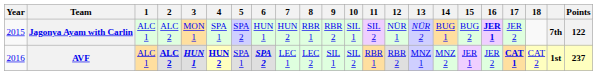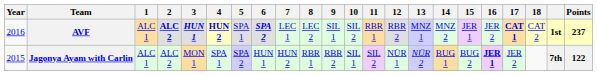rows swapped: (81, 32) <-> (81, 57)
